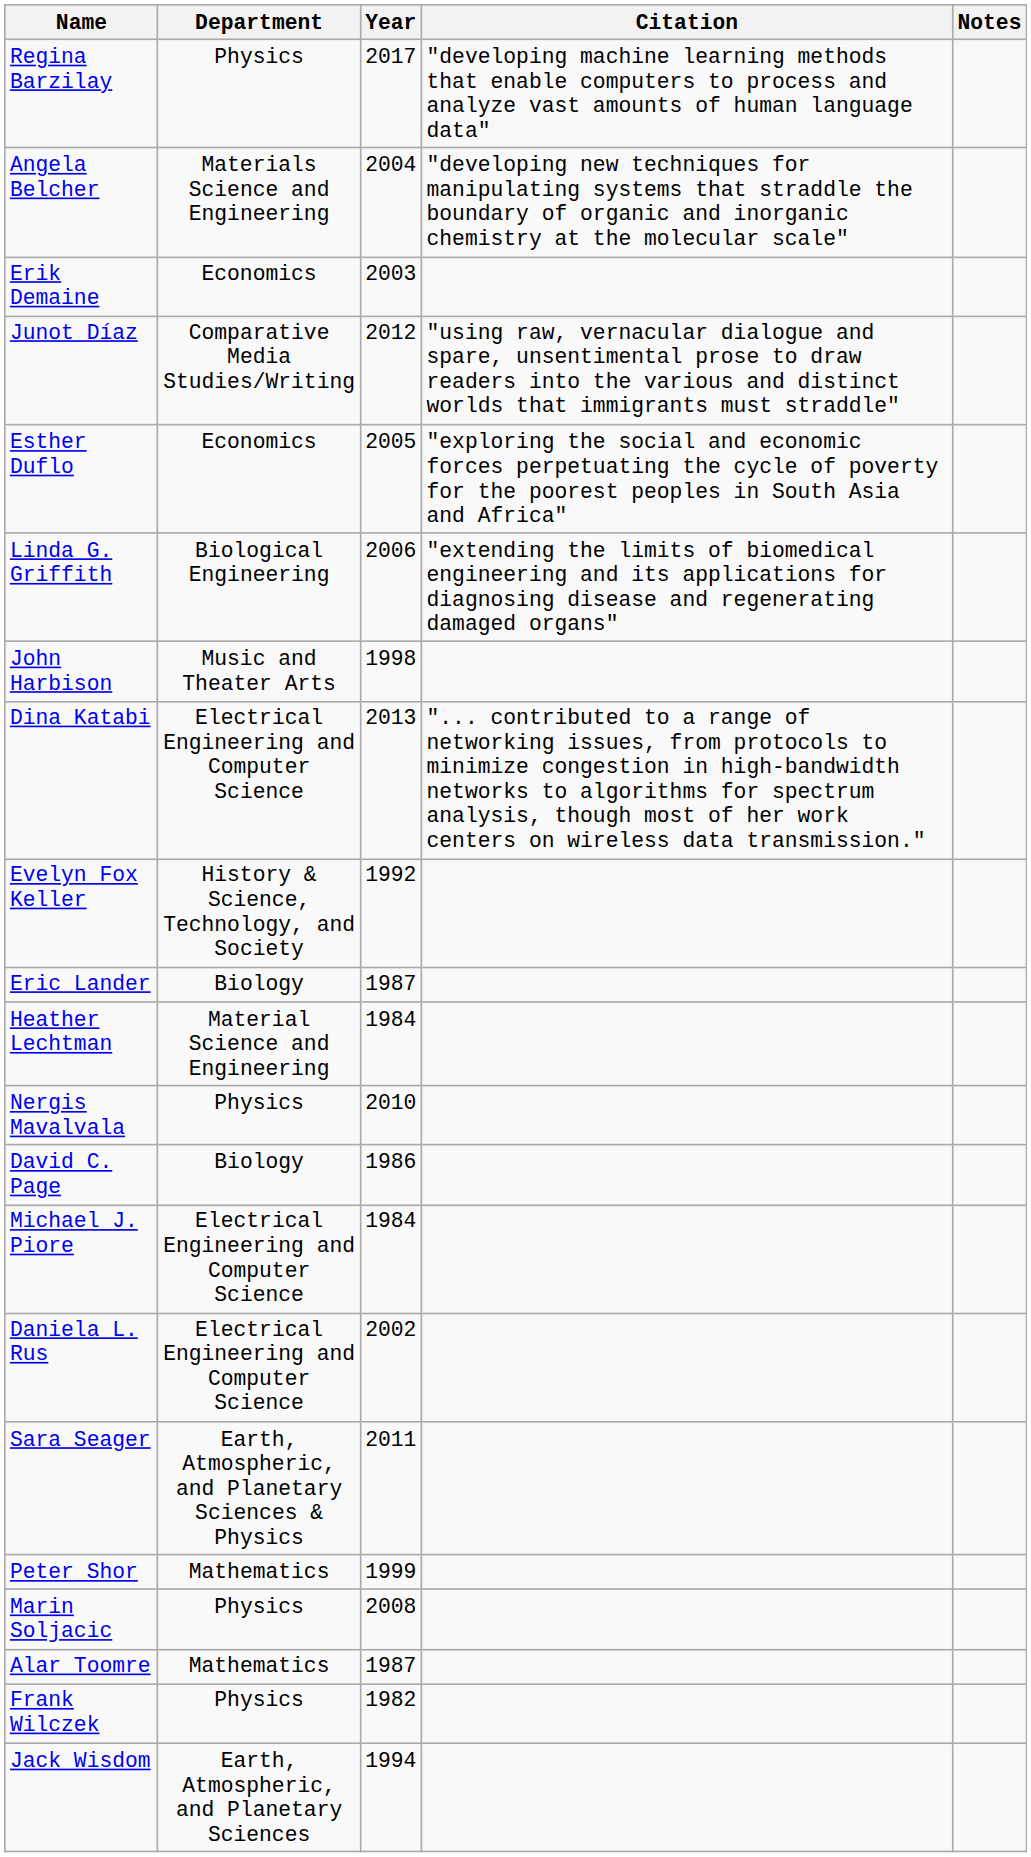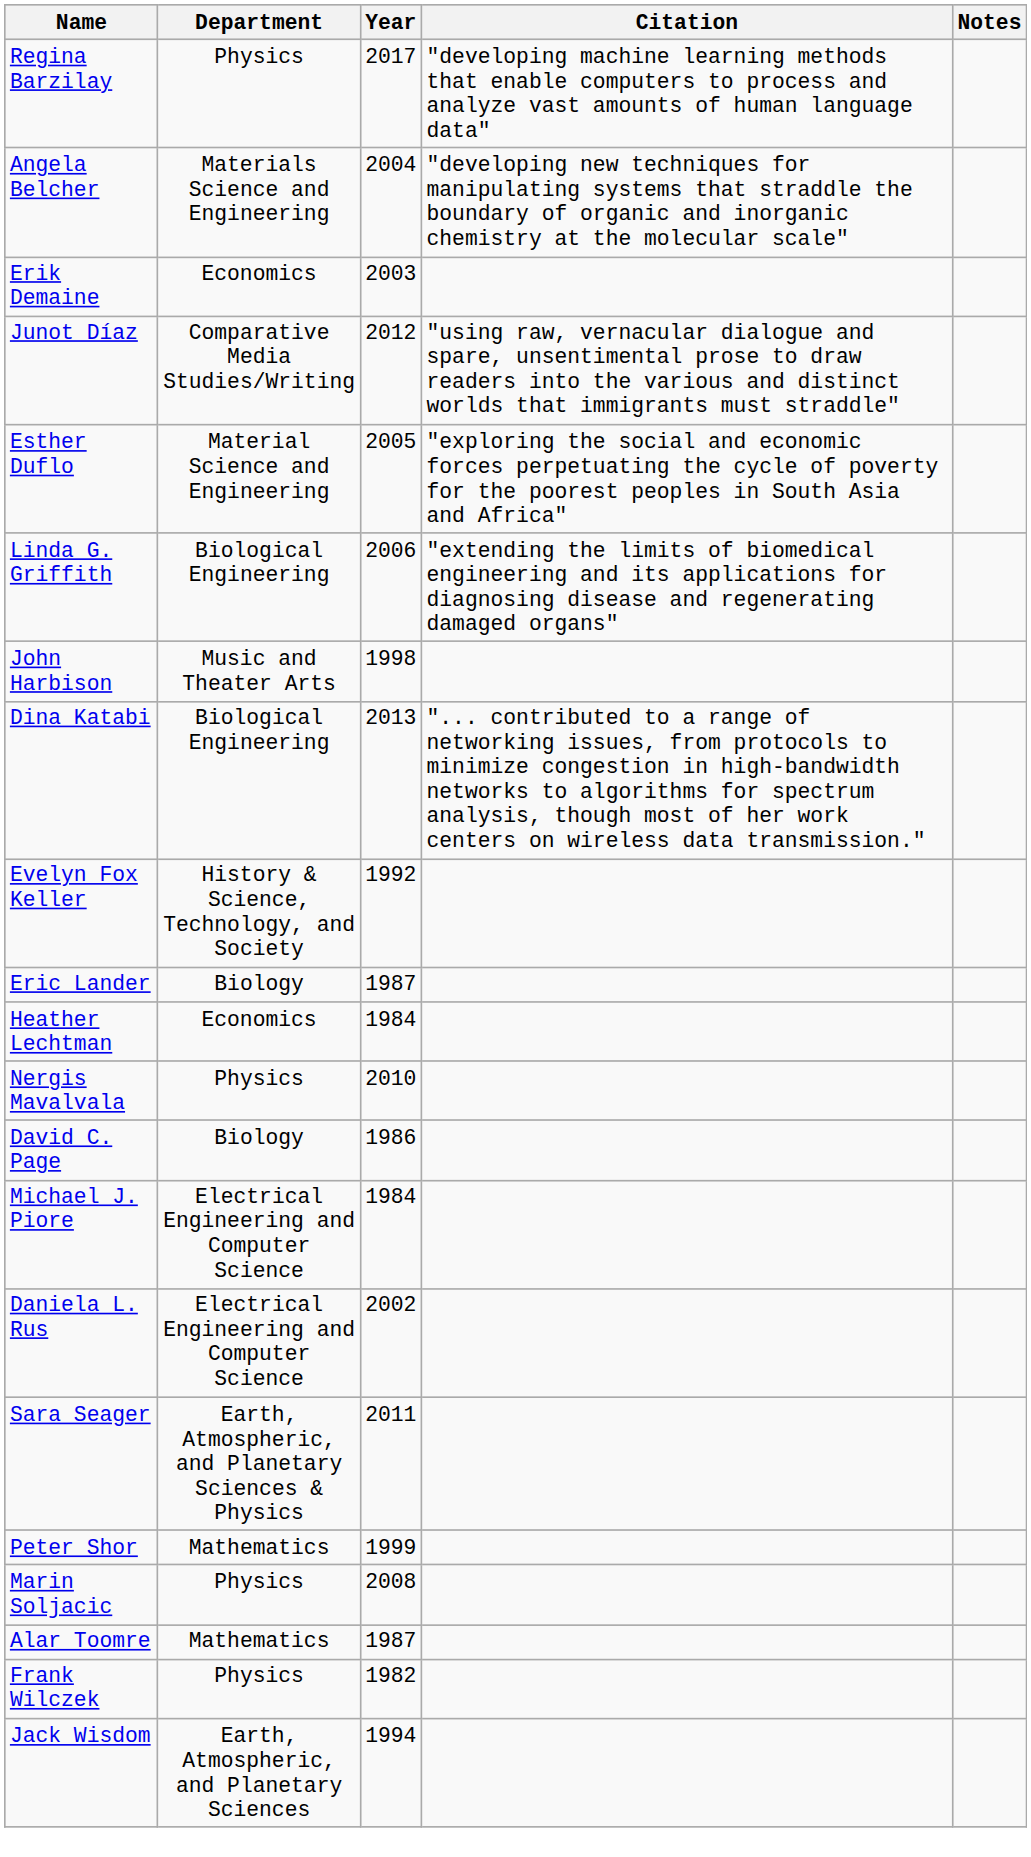(259, 442) Economics -> (259, 467) Material Science and Engineering
(259, 755) Electrical Engineering and Computer Science -> (259, 731) Biological Engineering
(259, 1044) Material Science and Engineering -> (259, 1019) Economics
